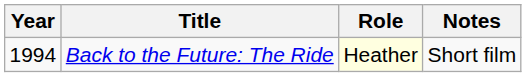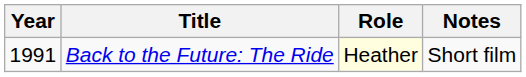(33, 54) 1994 -> (33, 54) 1991
